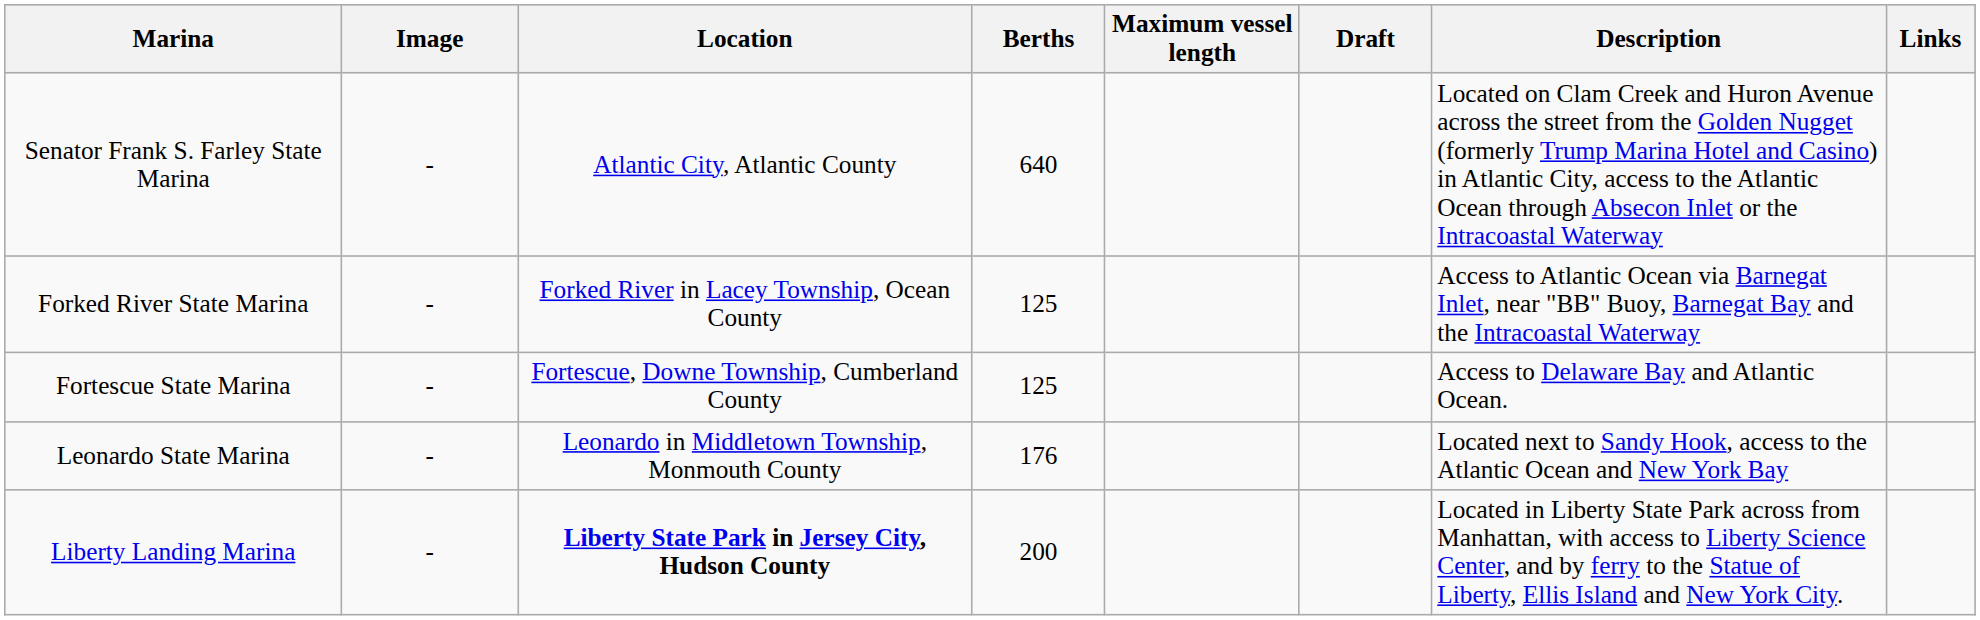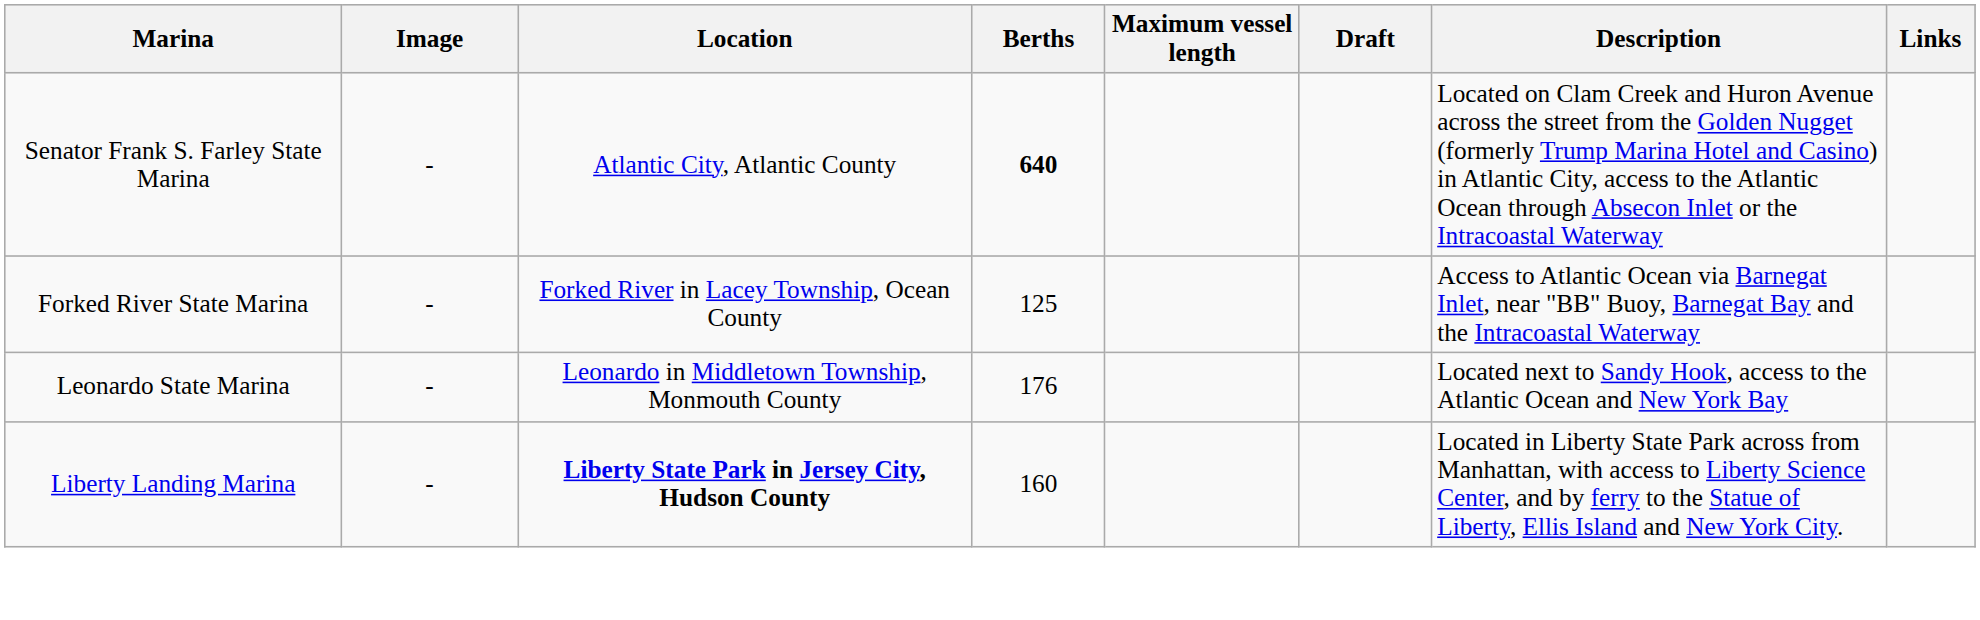(1039, 164) normal -> (1038, 164) bold
- row: (173, 386)
(1039, 552) 200 -> (1038, 483) 160
